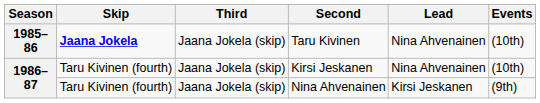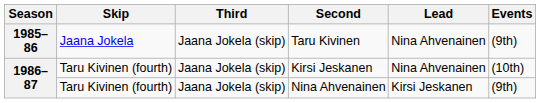(99, 41) bold -> (97, 41) normal
(508, 41) (10th) -> (504, 41) (9th)
